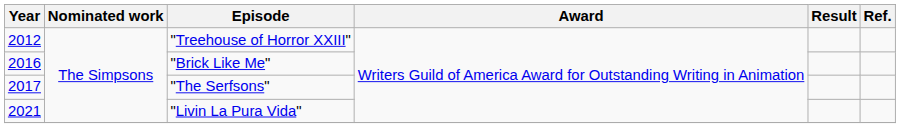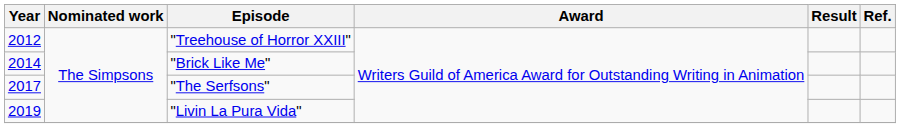(24, 63) 2016 -> (24, 63) 2014
(24, 110) 2021 -> (24, 110) 2019
